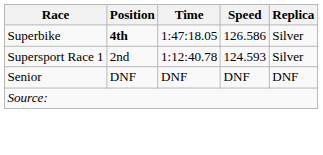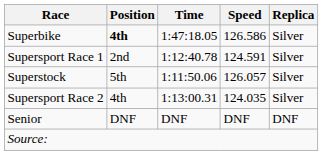(245, 56) 124.593 -> (245, 56) 124.591
+ row: (37, 77)
+ row: (56, 98)
